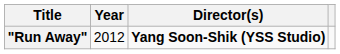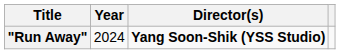(109, 37) 2012 -> (109, 37) 2024
